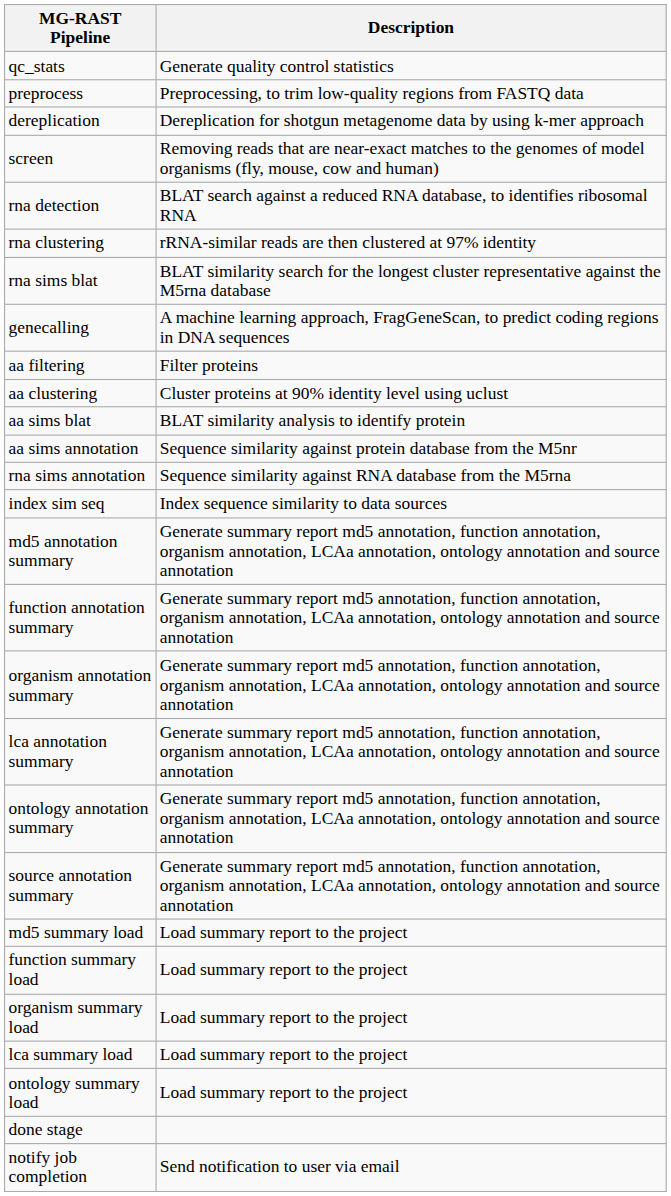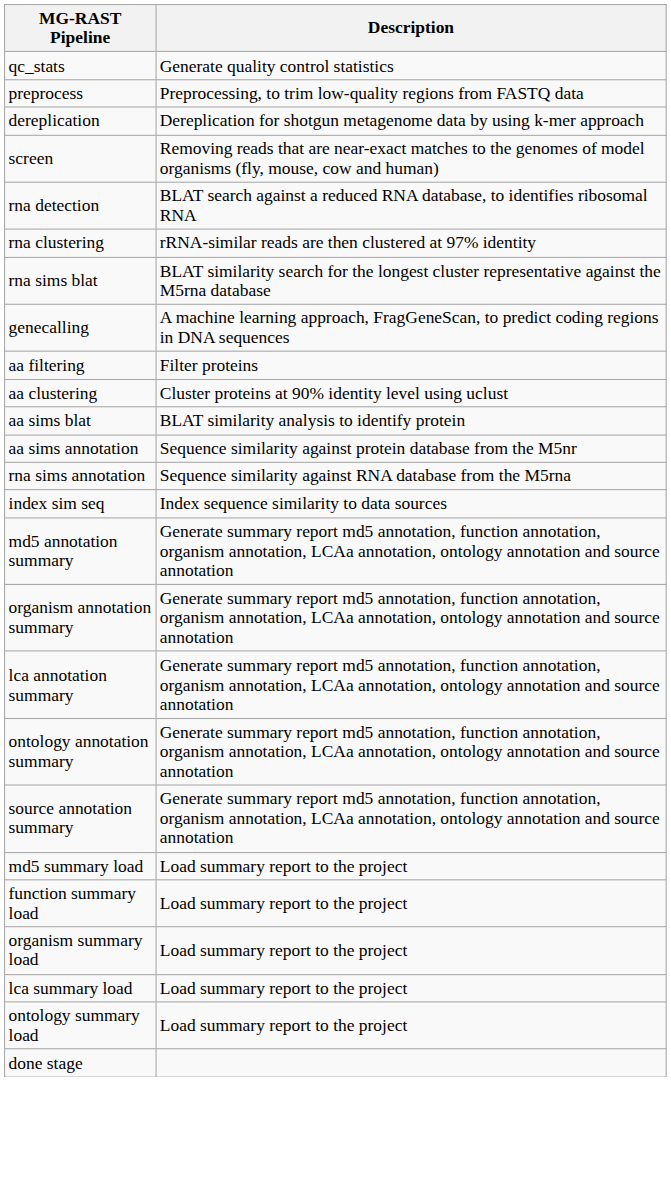- row: (77, 617)
- row: (48, 1167)
